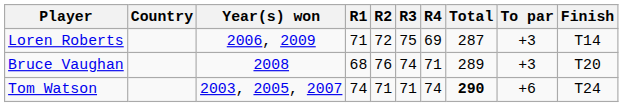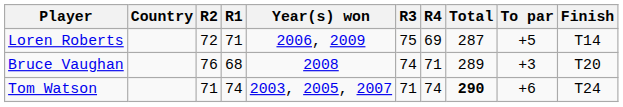columns swapped: (271, 17) <-> (383, 17)
(527, 41) +3 -> (527, 41) +5
